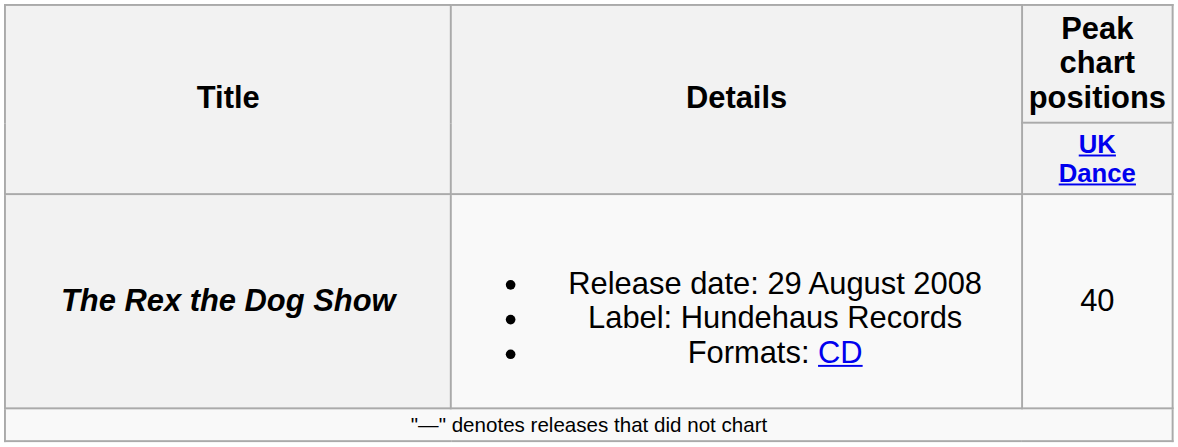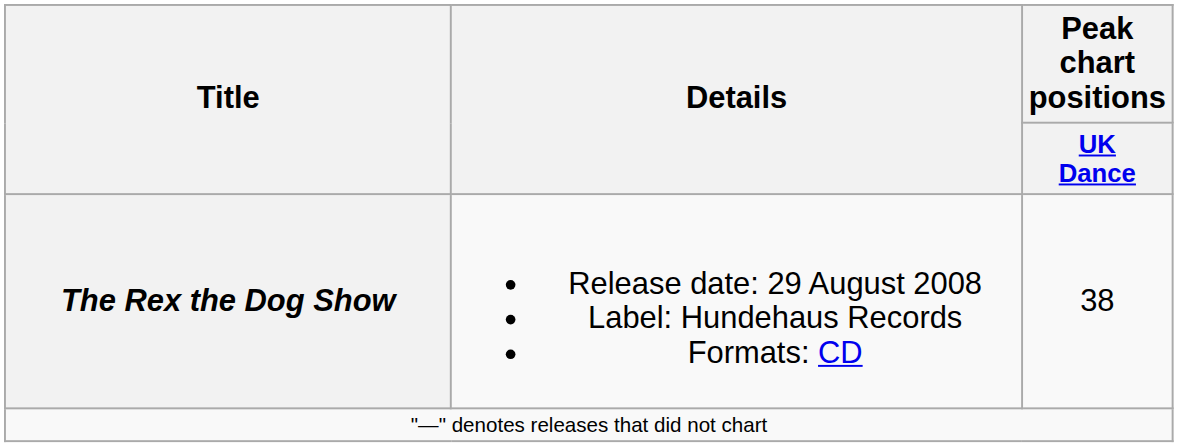(1097, 300) 40 -> (1097, 300) 38
